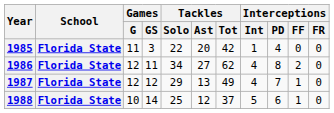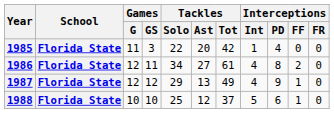(228, 65) 62 -> (228, 65) 61
(278, 83) 7 -> (278, 83) 9
(152, 100) 14 -> (152, 100) 10
